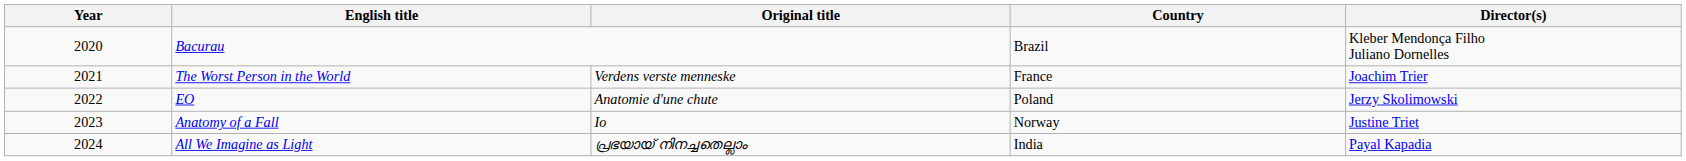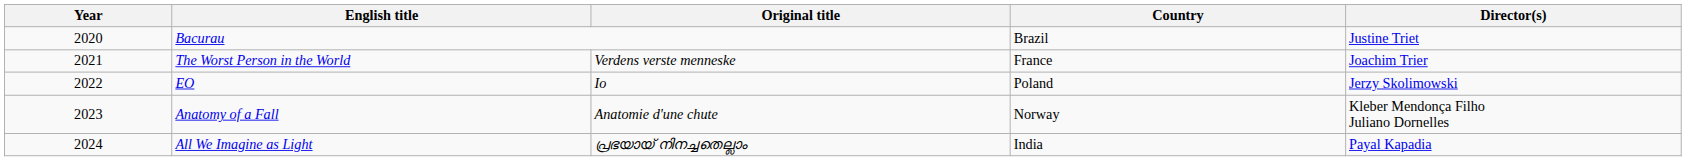(1417, 46) Kleber Mendonça Filho Juliano Dornelles -> (1384, 38) Justine Triet
(656, 99) Anatomie d'une chute -> (600, 83) Io
(600, 122) Io -> (656, 114) Anatomie d'une chute
(1384, 122) Justine Triet -> (1417, 114) Kleber Mendonça Filho Juliano Dornelles
